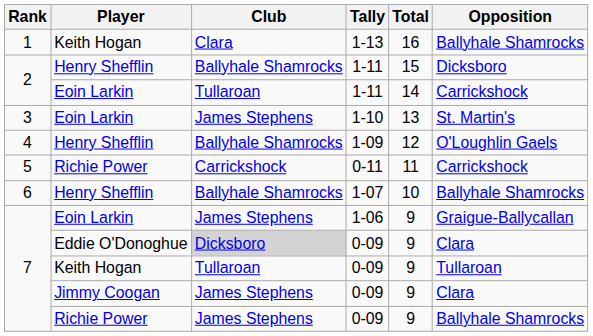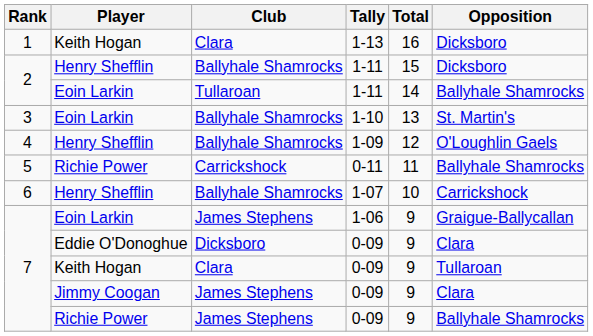(510, 42) Ballyhale Shamrocks -> (471, 42) Dicksboro
(482, 92) Carrickshock -> (510, 92) Ballyhale Shamrocks
(254, 117) James Stephens -> (269, 117) Ballyhale Shamrocks
(482, 167) Carrickshock -> (510, 167) Ballyhale Shamrocks
(510, 192) Ballyhale Shamrocks -> (482, 192) Carrickshock
(230, 243) lightgrey background -> (230, 243) no background
(228, 268) Tullaroan -> (214, 268) Clara
